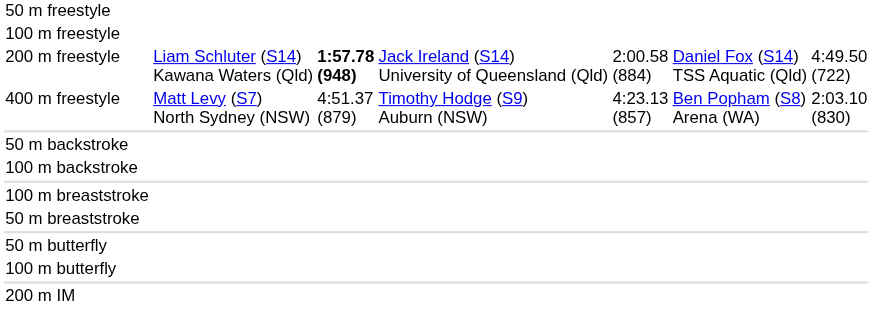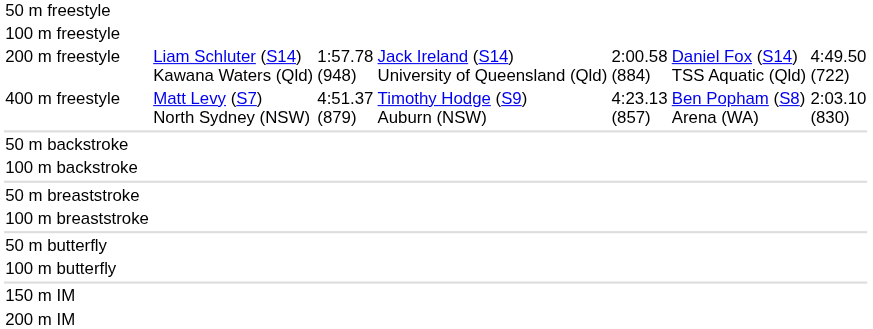(346, 66) bold -> (345, 66) normal
rows swapped: (72, 218) <-> (77, 195)
+ row: (40, 296)
